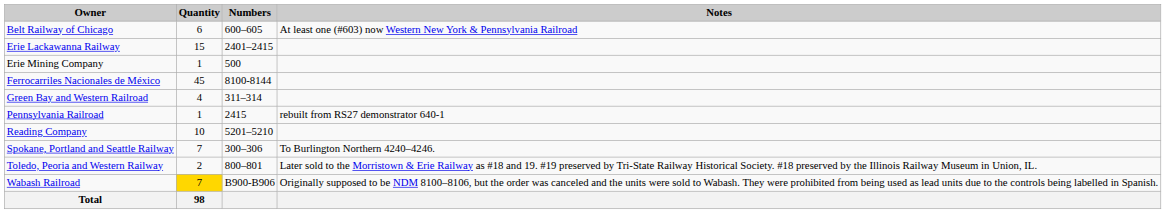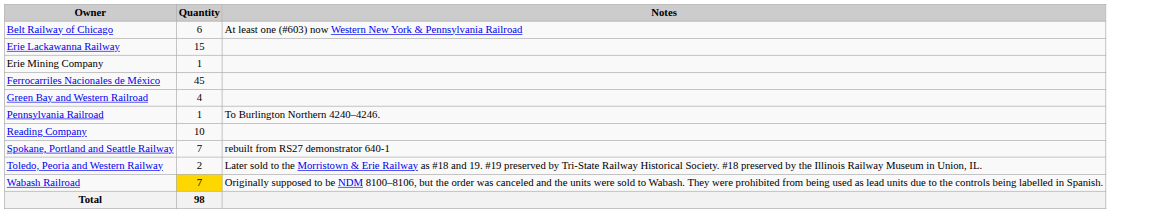- column: (250, 13)
(362, 115) rebuilt from RS27 demonstrator 640-1 -> (302, 115) To Burlington Northern 4240–4246.
(357, 149) To Burlington Northern 4240–4246. -> (307, 149) rebuilt from RS27 demonstrator 640-1
